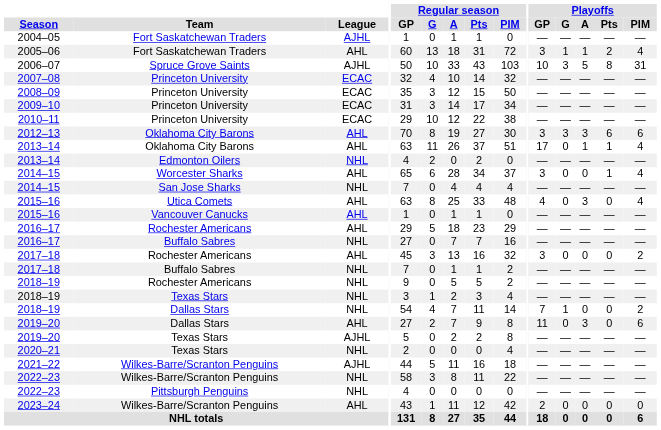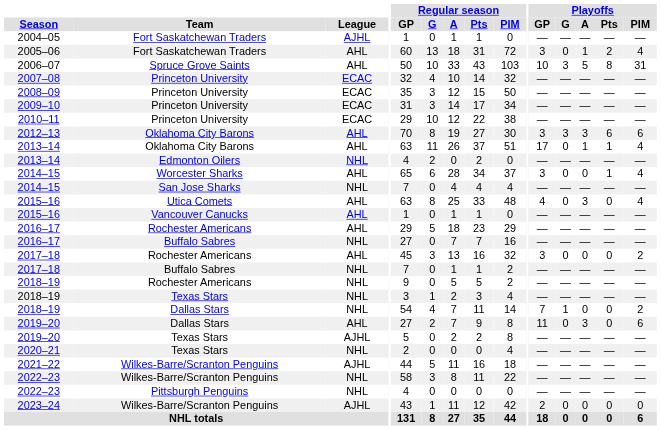(565, 51) 1 -> (565, 51) 0
(357, 65) AJHL -> (357, 65) AHL
(357, 405) AHL -> (357, 405) AJHL
